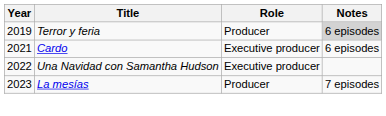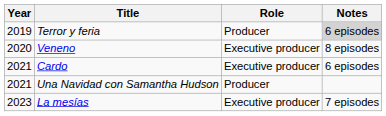+ row: (56, 48)
(19, 66) 2022 -> (19, 84) 2021
(272, 66) Executive producer -> (247, 84) Producer
(247, 84) Producer -> (272, 102) Executive producer
